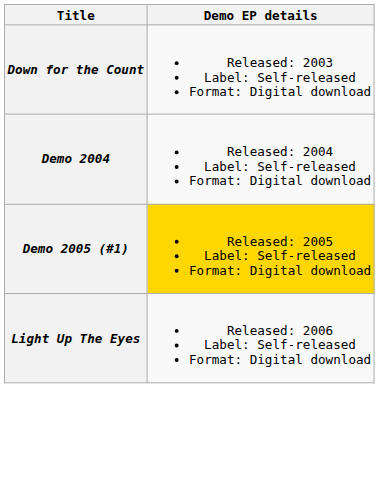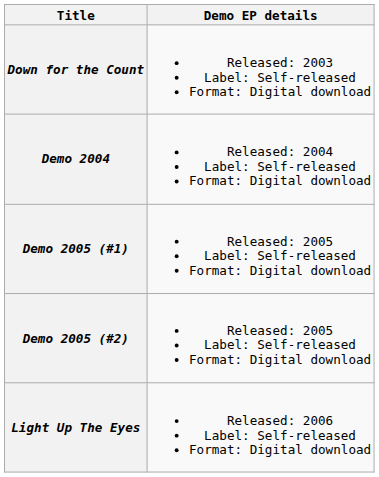(261, 256) gold background -> (261, 256) no background
+ row: (76, 338)
